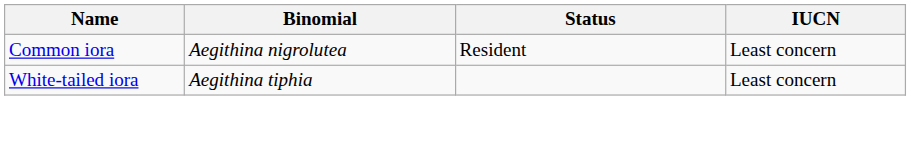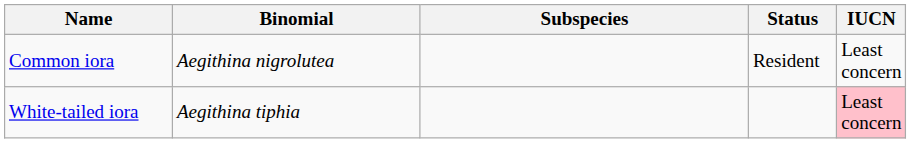+ column: (584, 19)
(783, 79) no background -> (871, 112) pink background
